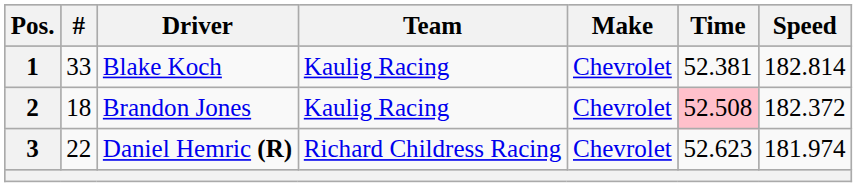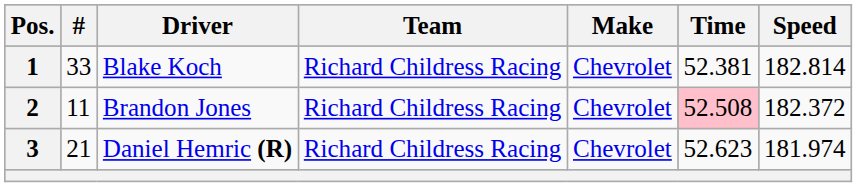(377, 66) Kaulig Racing -> (433, 66) Richard Childress Racing
(79, 108) 18 -> (78, 108) 11
(377, 108) Kaulig Racing -> (433, 108) Richard Childress Racing
(79, 149) 22 -> (79, 149) 21
